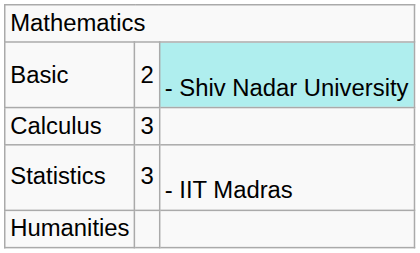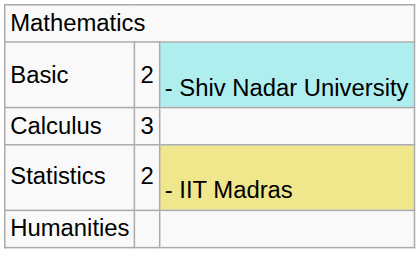(147, 177) 3 -> (147, 177) 2
(229, 190) no background -> (229, 190) khaki background
